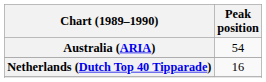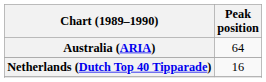(238, 47) 54 -> (238, 47) 64
